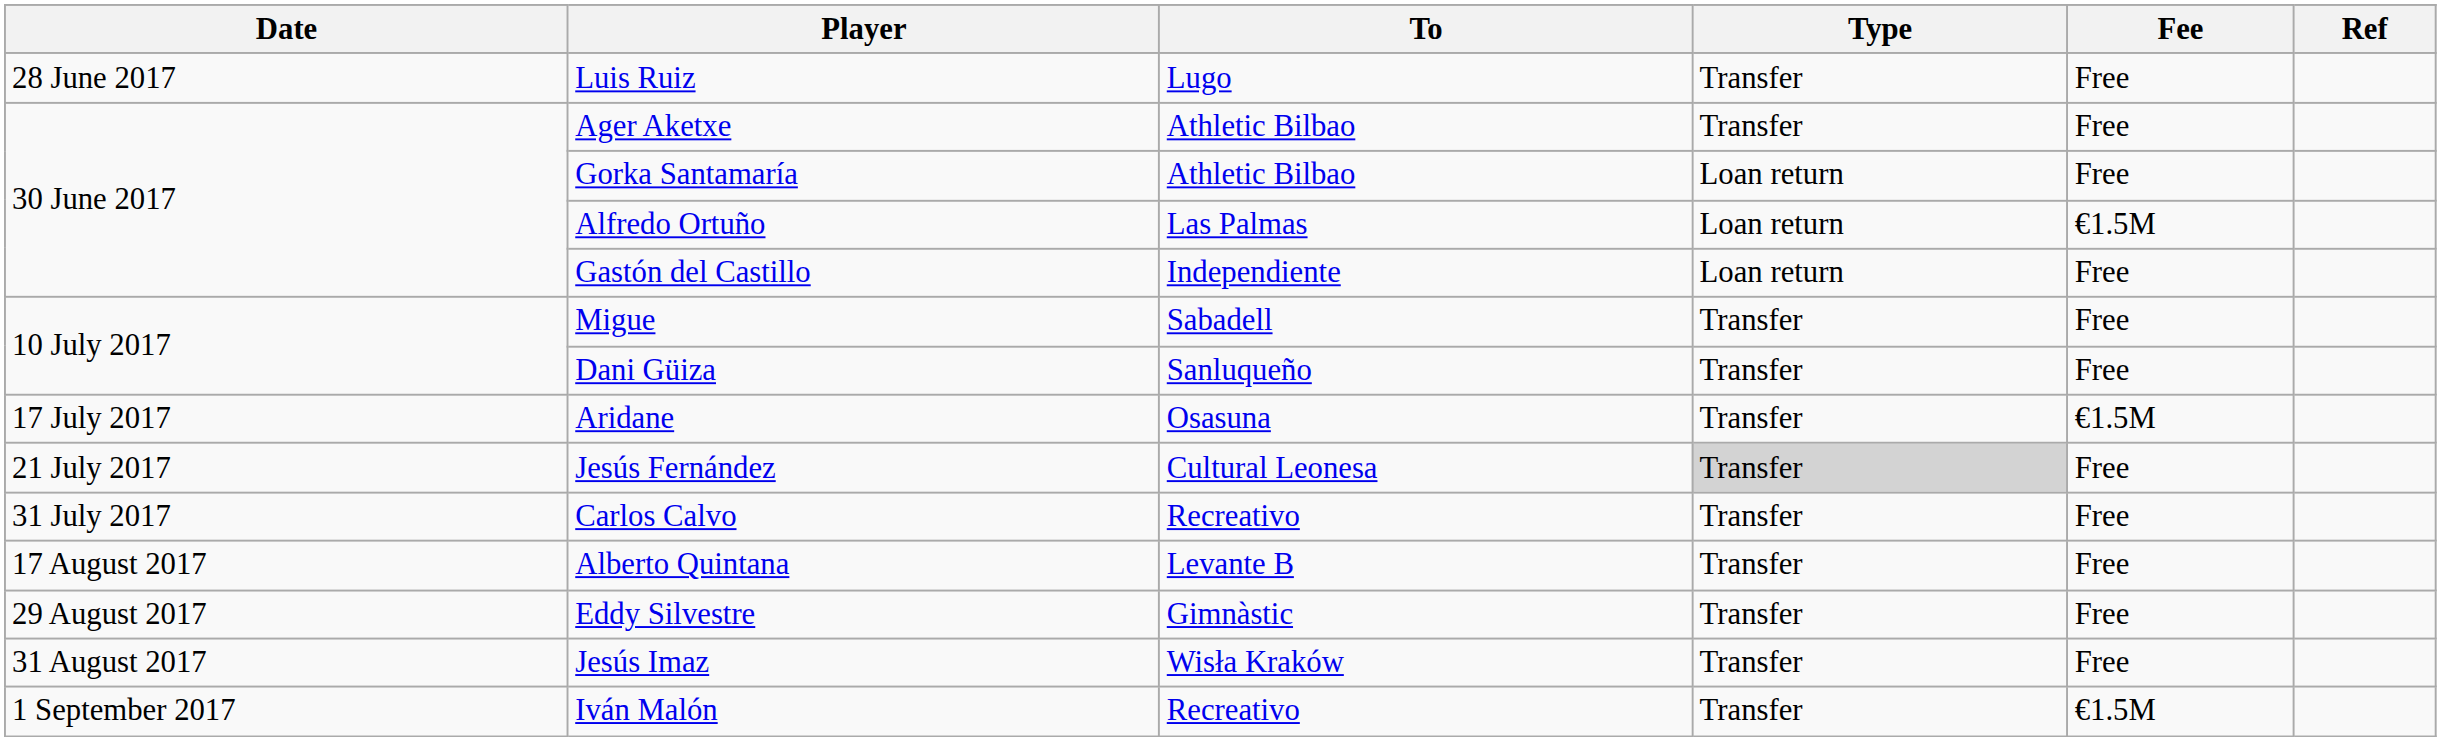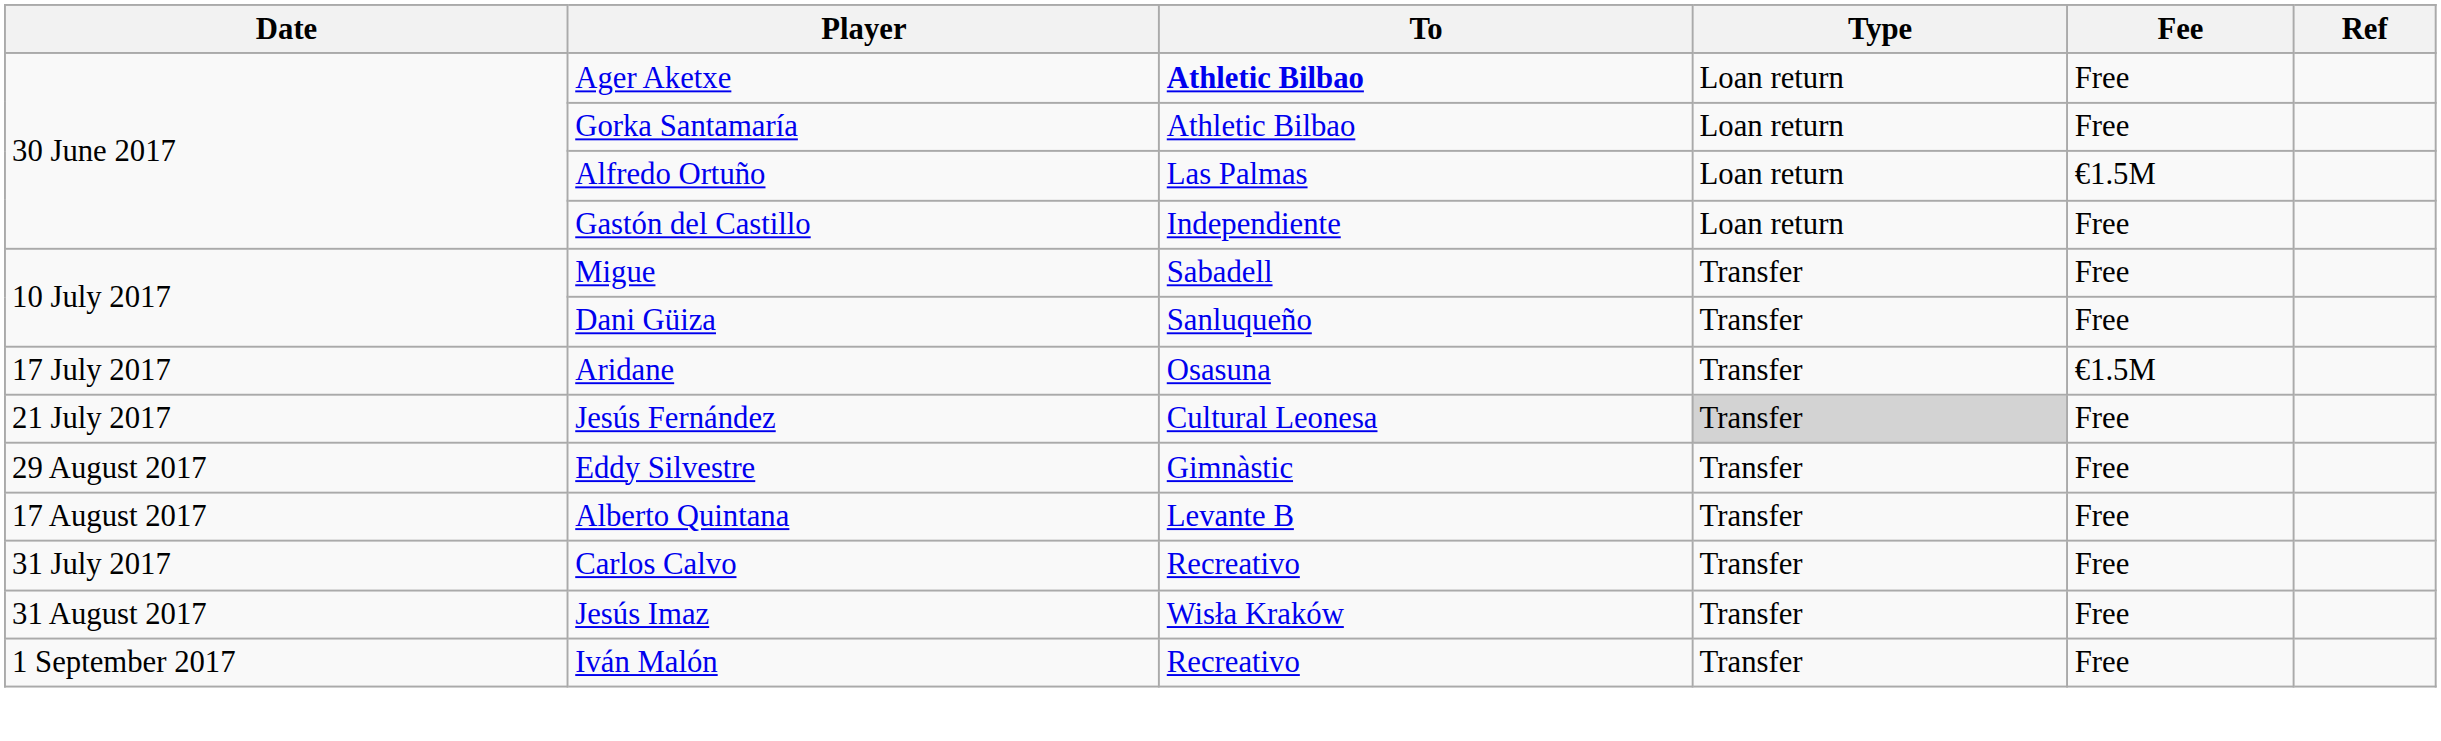- row: (635, 77)
(1261, 126) normal -> (1265, 77) bold
(1751, 126) Transfer -> (1772, 77) Loan return
rows swapped: (656, 516) <-> (665, 613)
(2115, 710) €1.5M -> (2102, 662) Free
